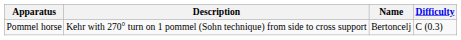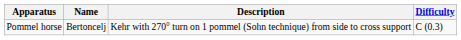columns swapped: (391, 12) <-> (216, 12)
